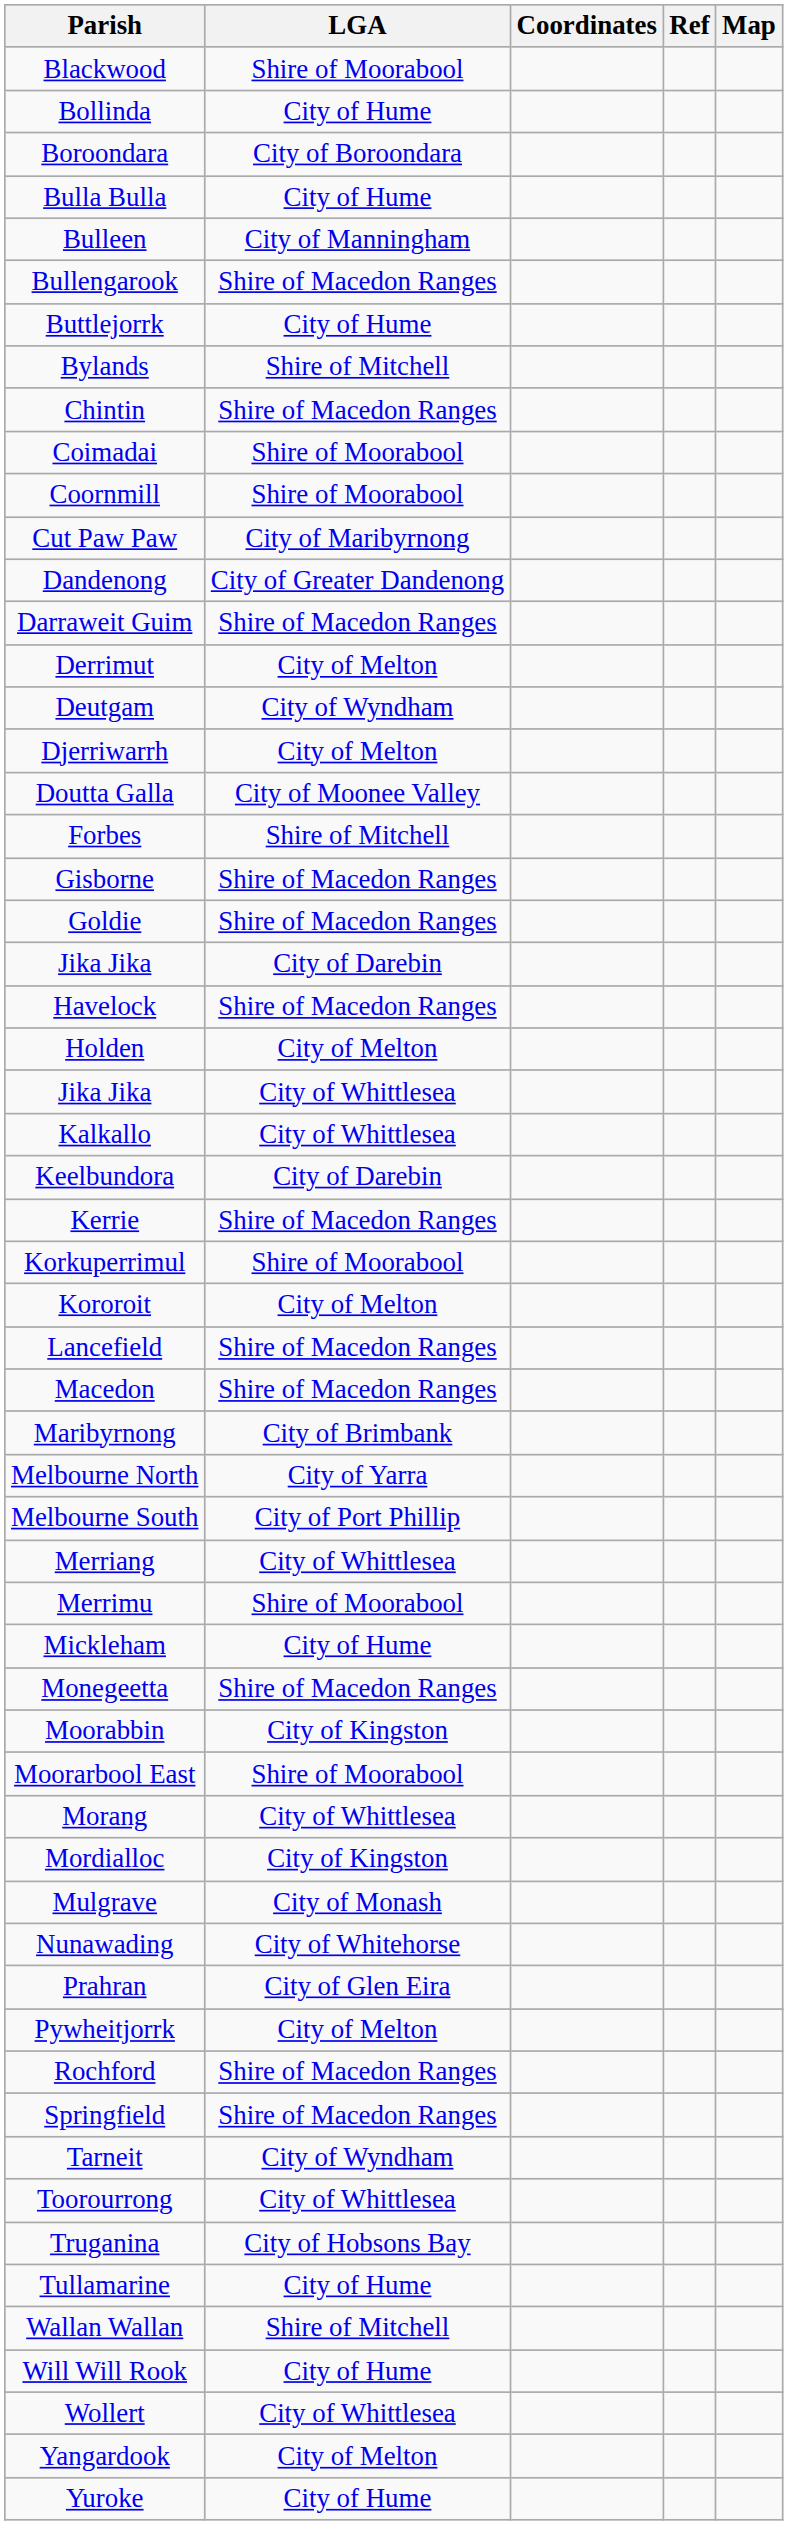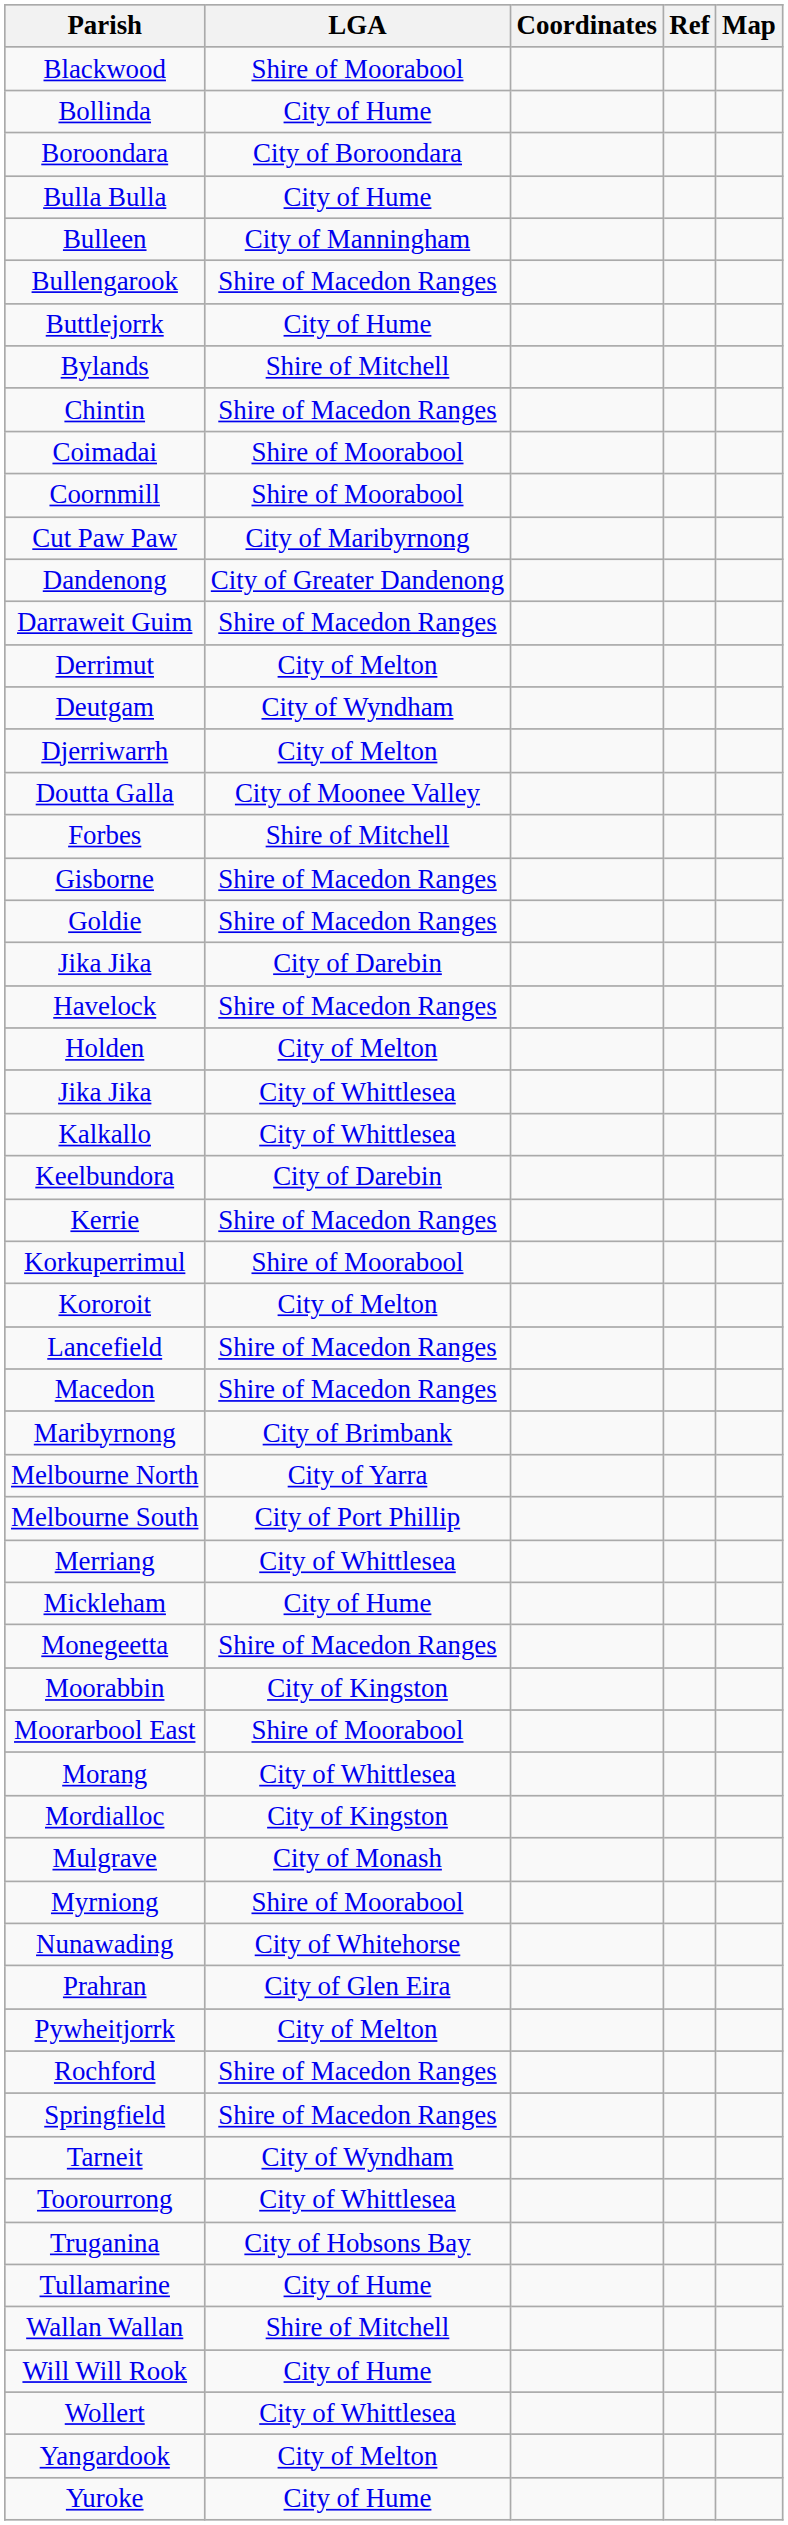- row: (105, 1603)
+ row: (105, 1901)
